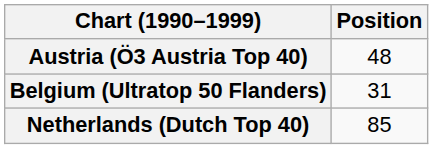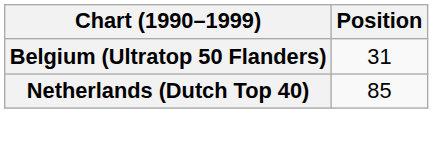- row: (168, 56)
